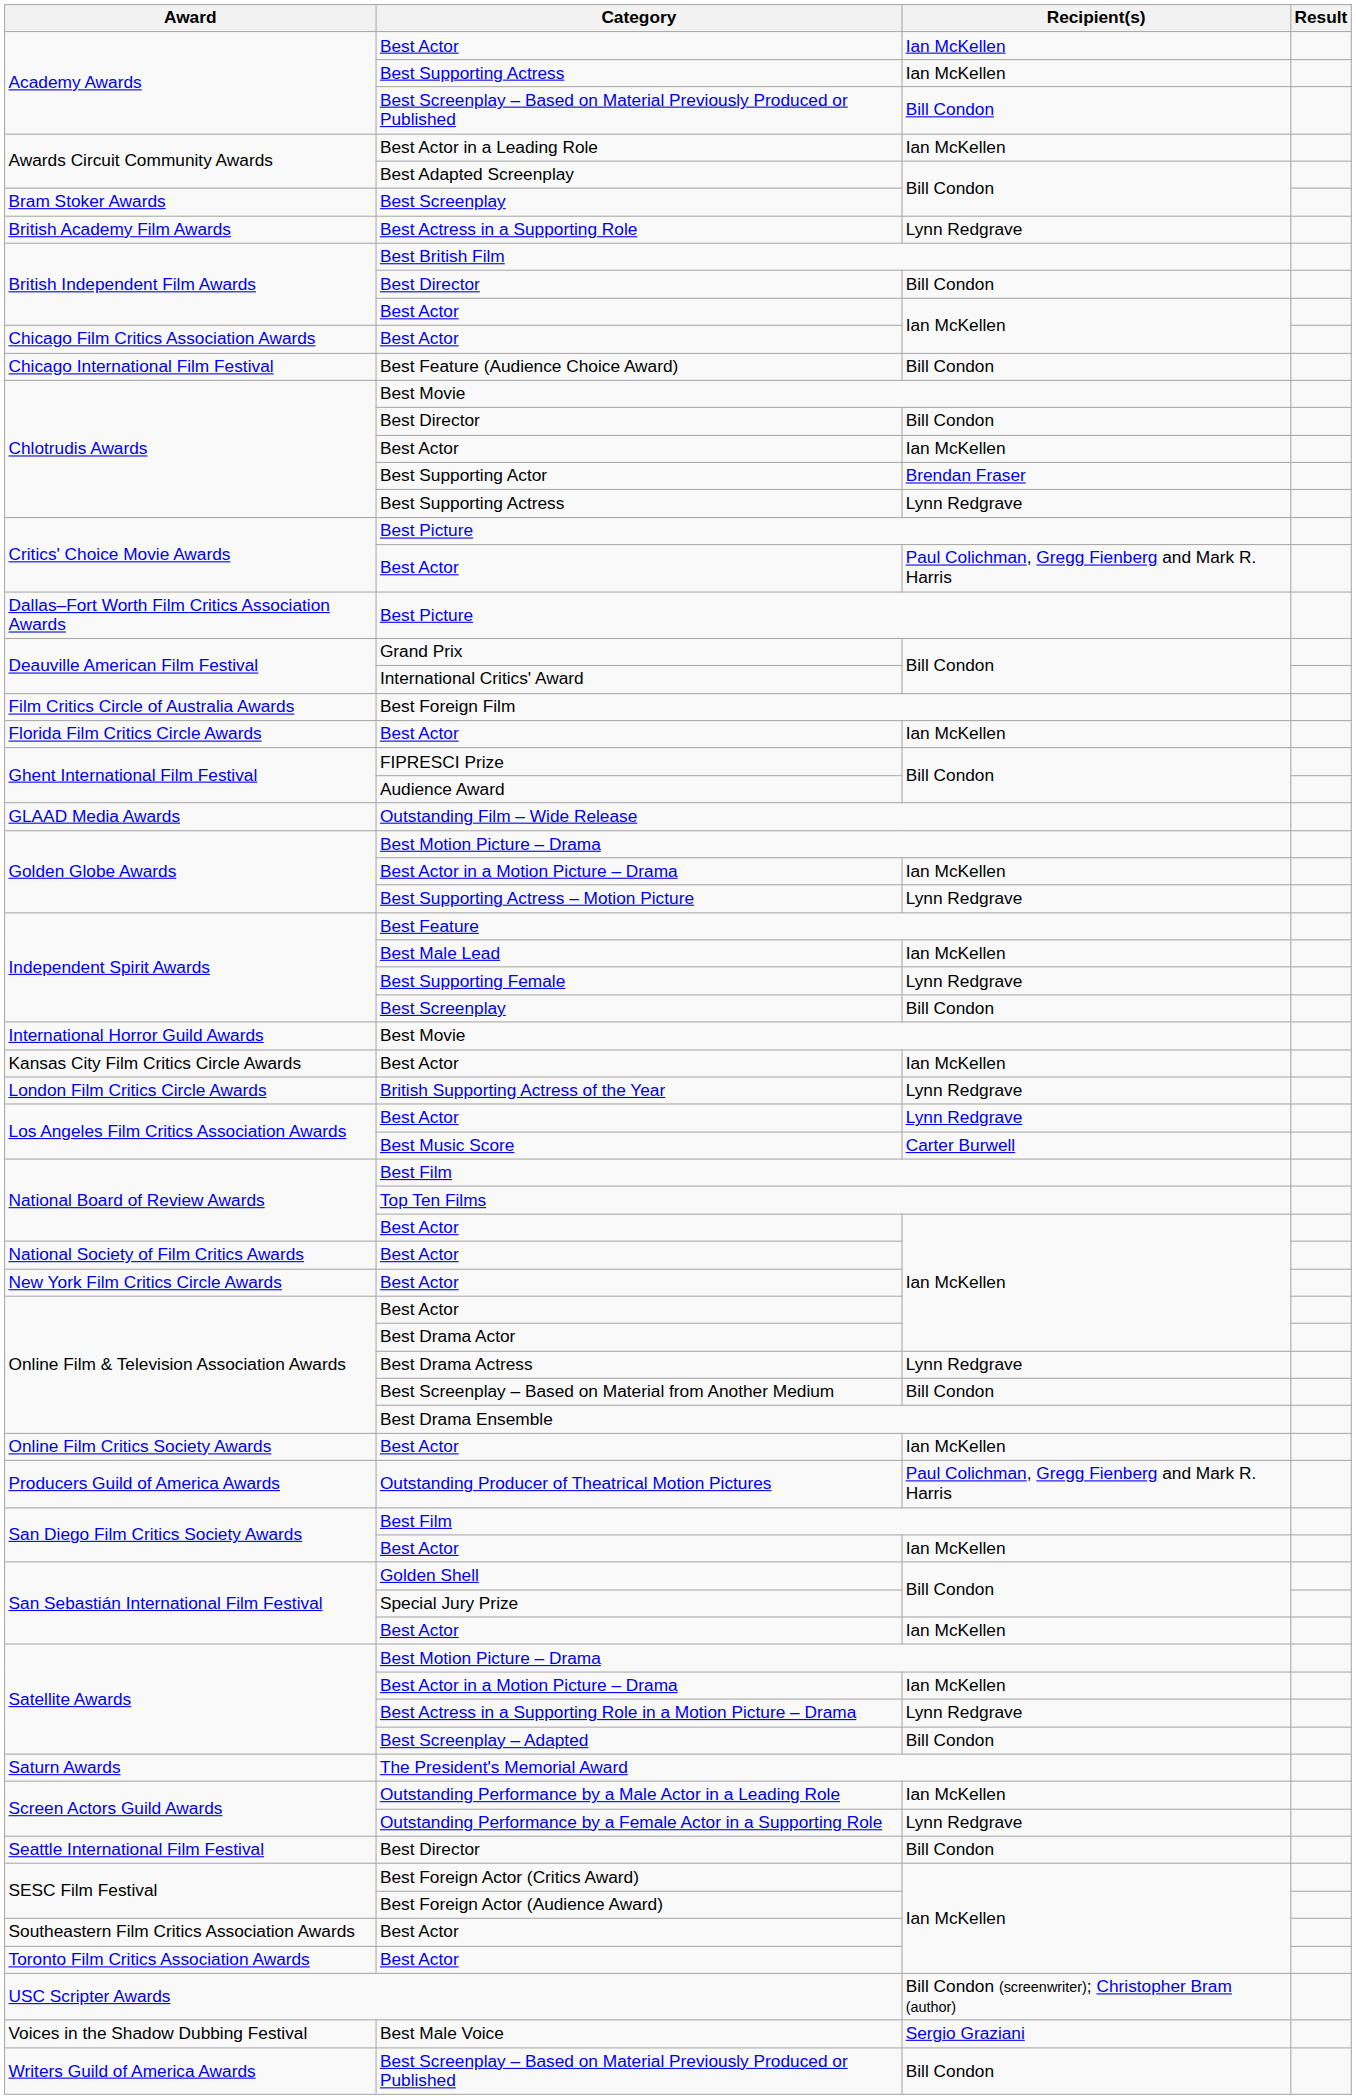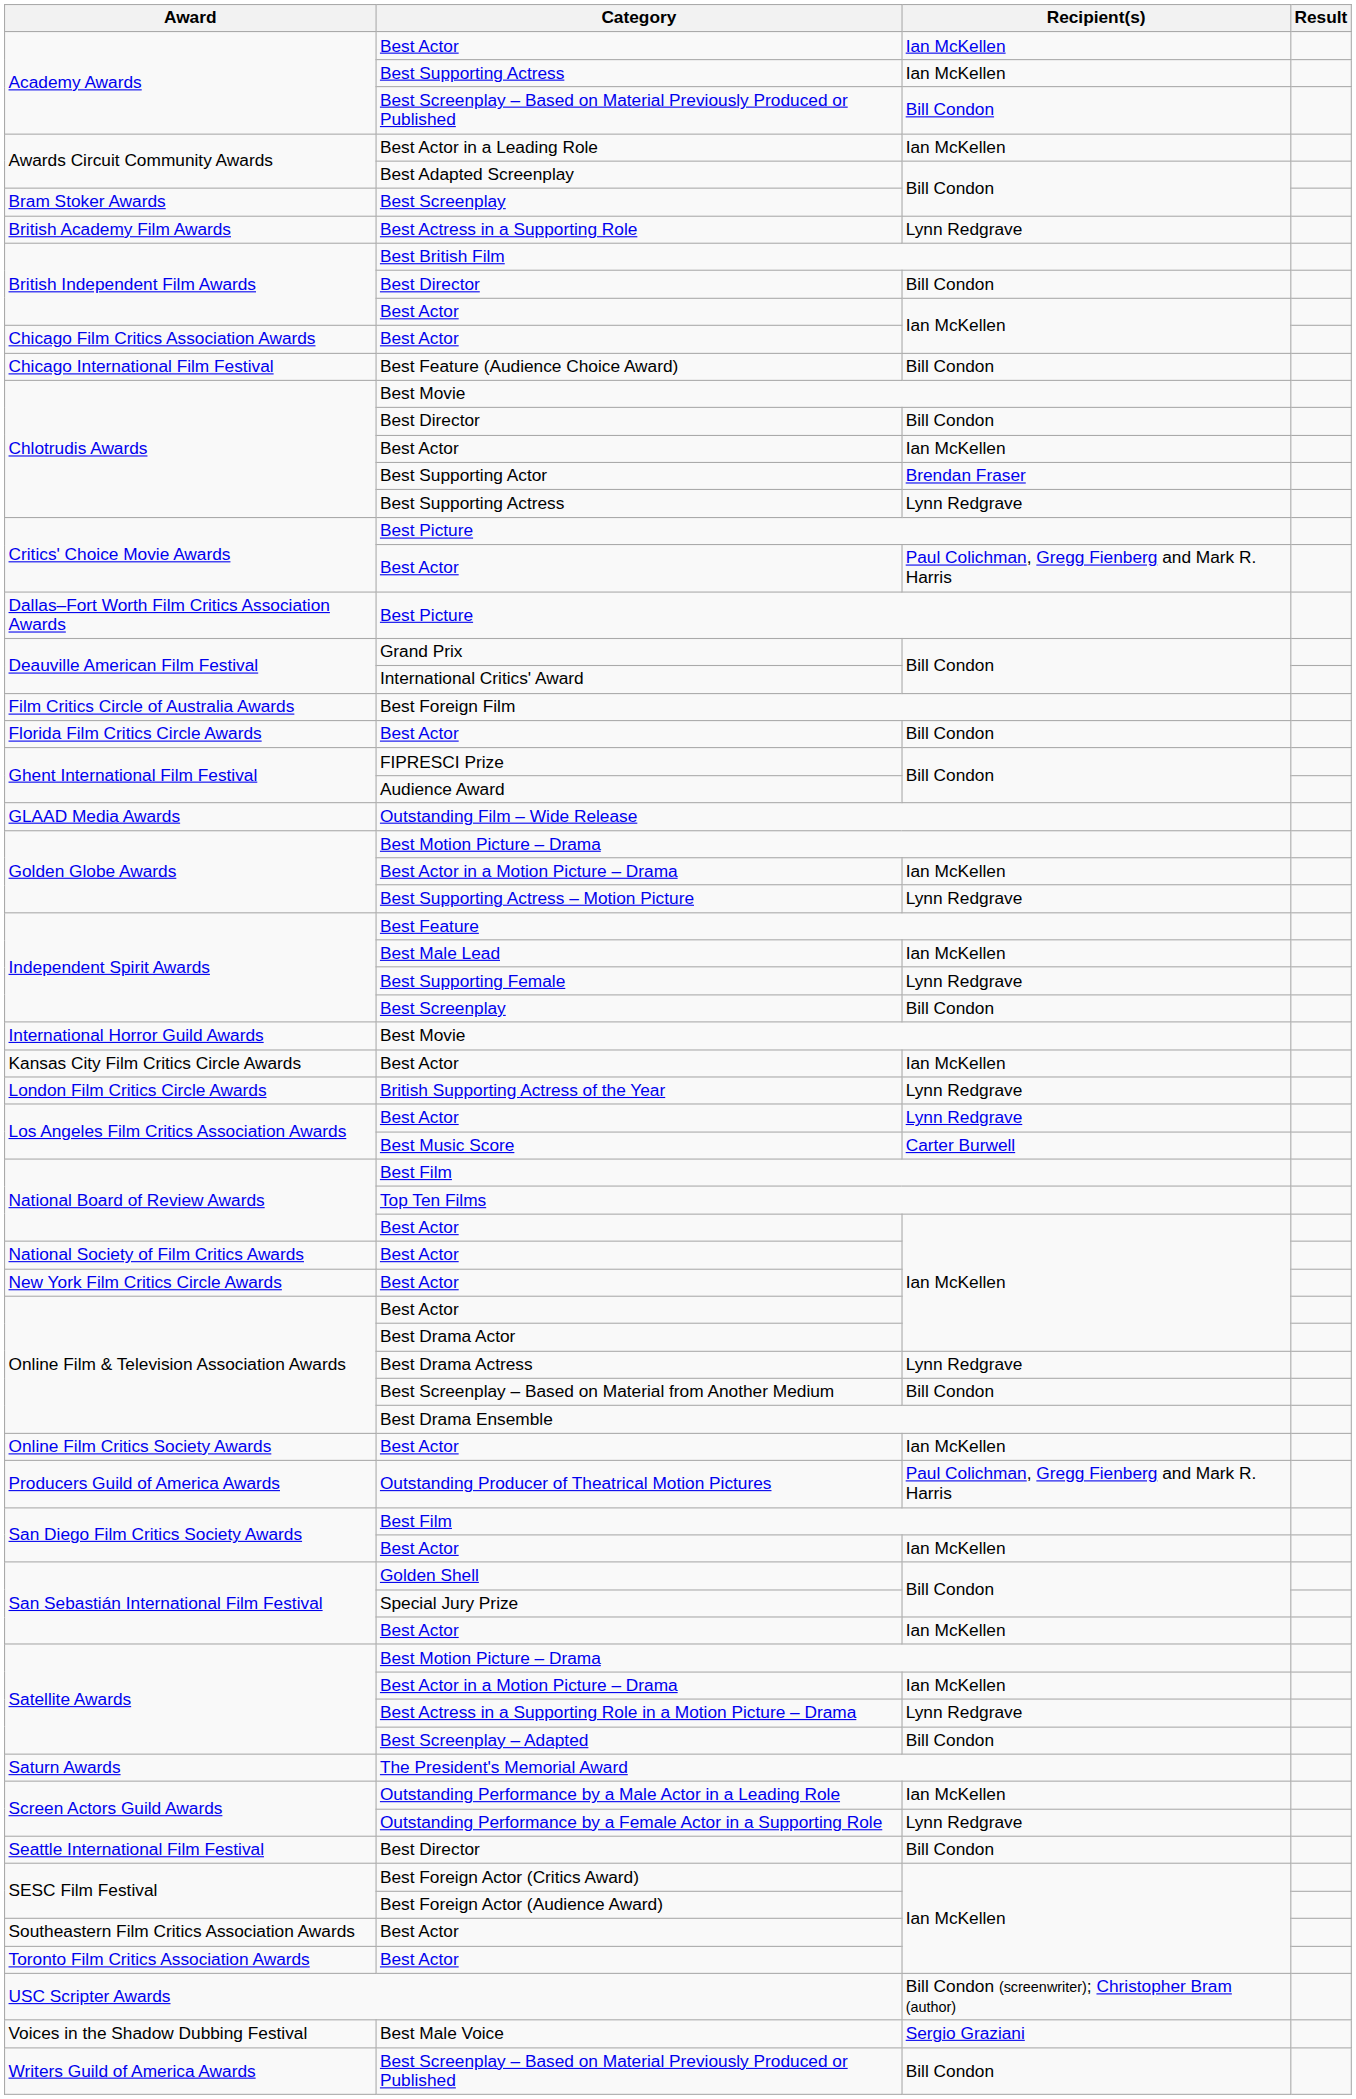(956, 734) Ian McKellen -> (950, 734) Bill Condon
